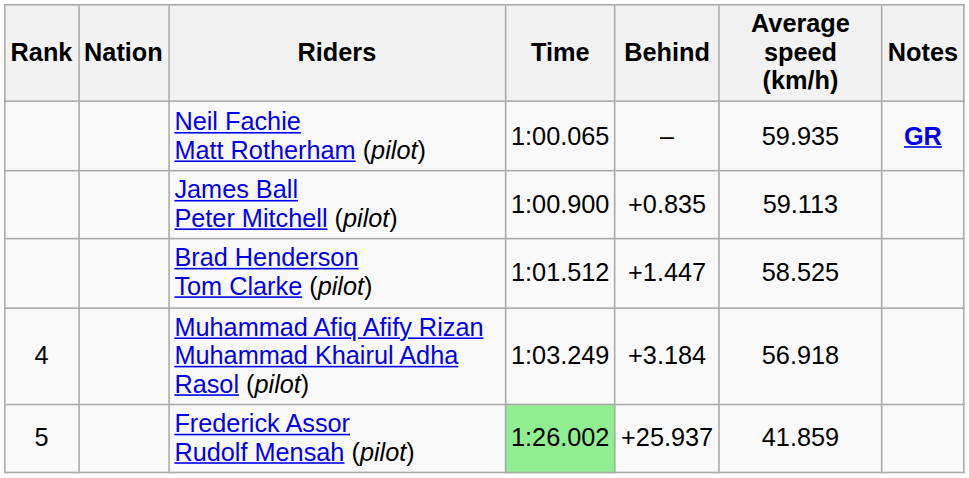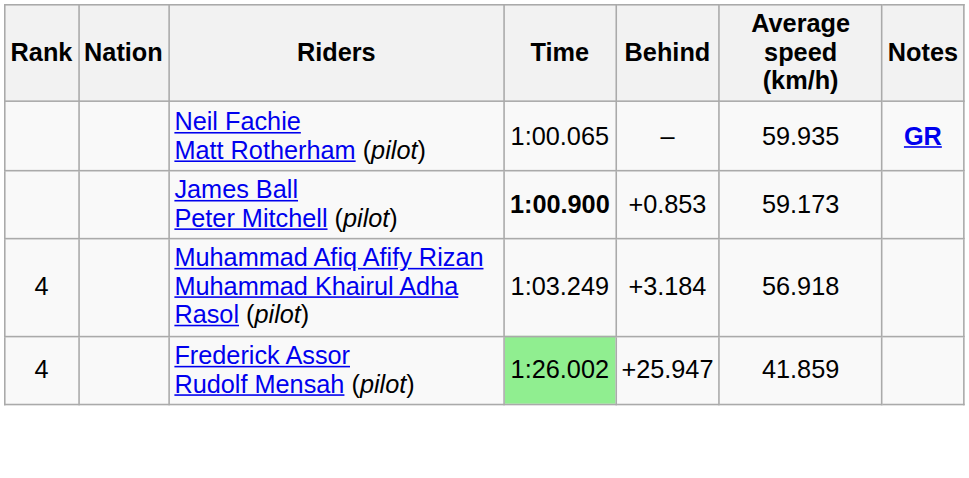(560, 204) normal -> (560, 204) bold
(667, 204) +0.835 -> (667, 204) +0.853
(800, 204) 59.113 -> (801, 204) 59.173
- row: (273, 272)
(42, 438) 5 -> (42, 369) 4
(667, 438) +25.937 -> (667, 369) +25.947
